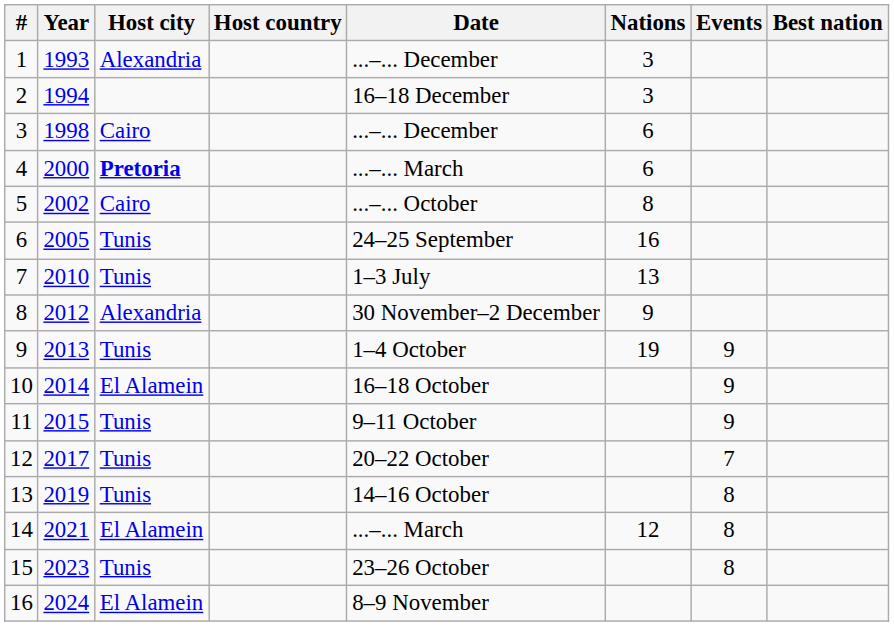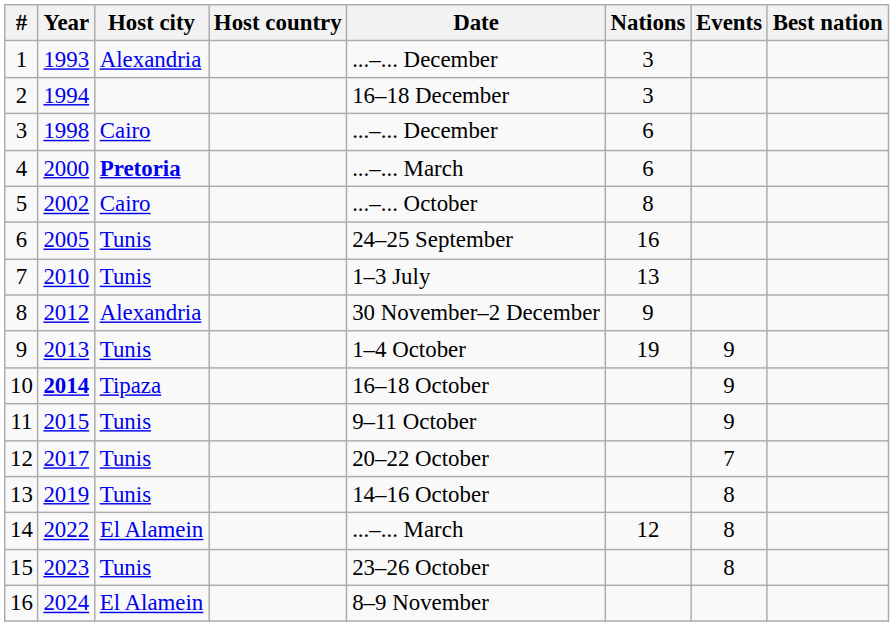(66, 385) normal -> (66, 385) bold
(152, 385) El Alamein -> (130, 385) Tipaza
(66, 530) 2021 -> (66, 530) 2022
